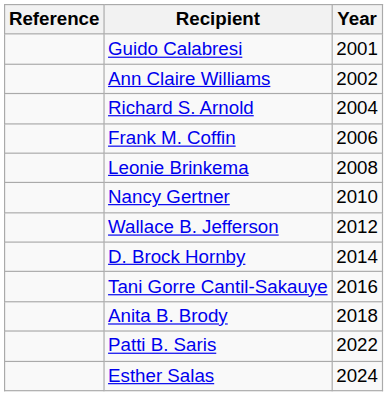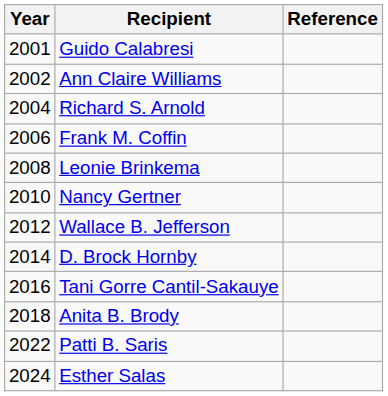columns swapped: (357, 19) <-> (54, 19)
